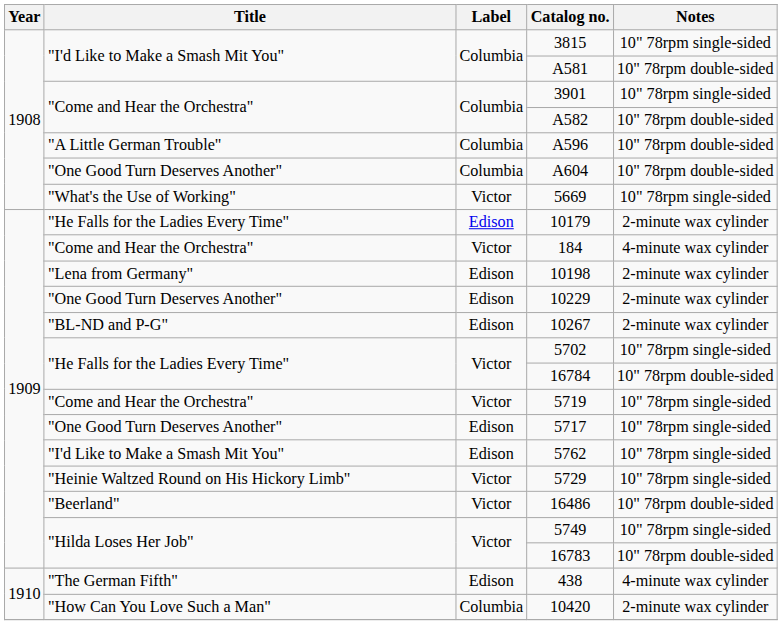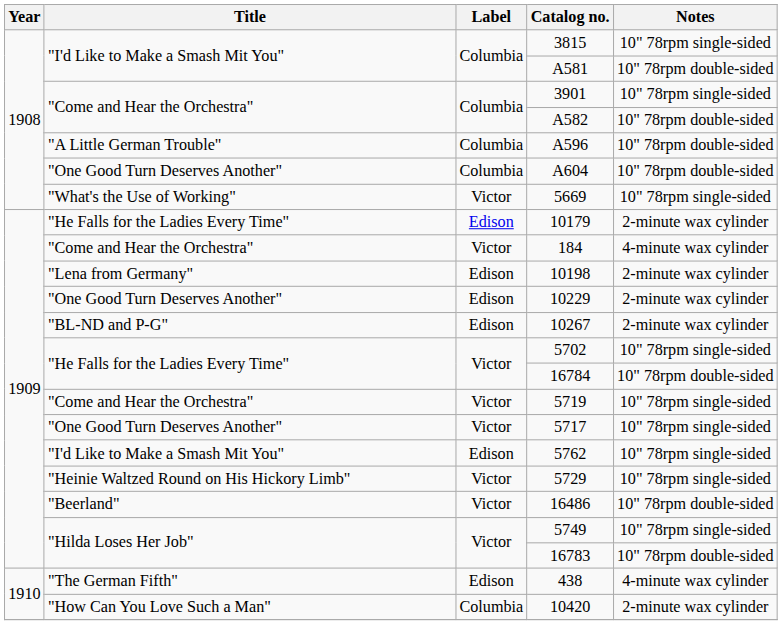(491, 427) Edison -> (491, 427) Victor
